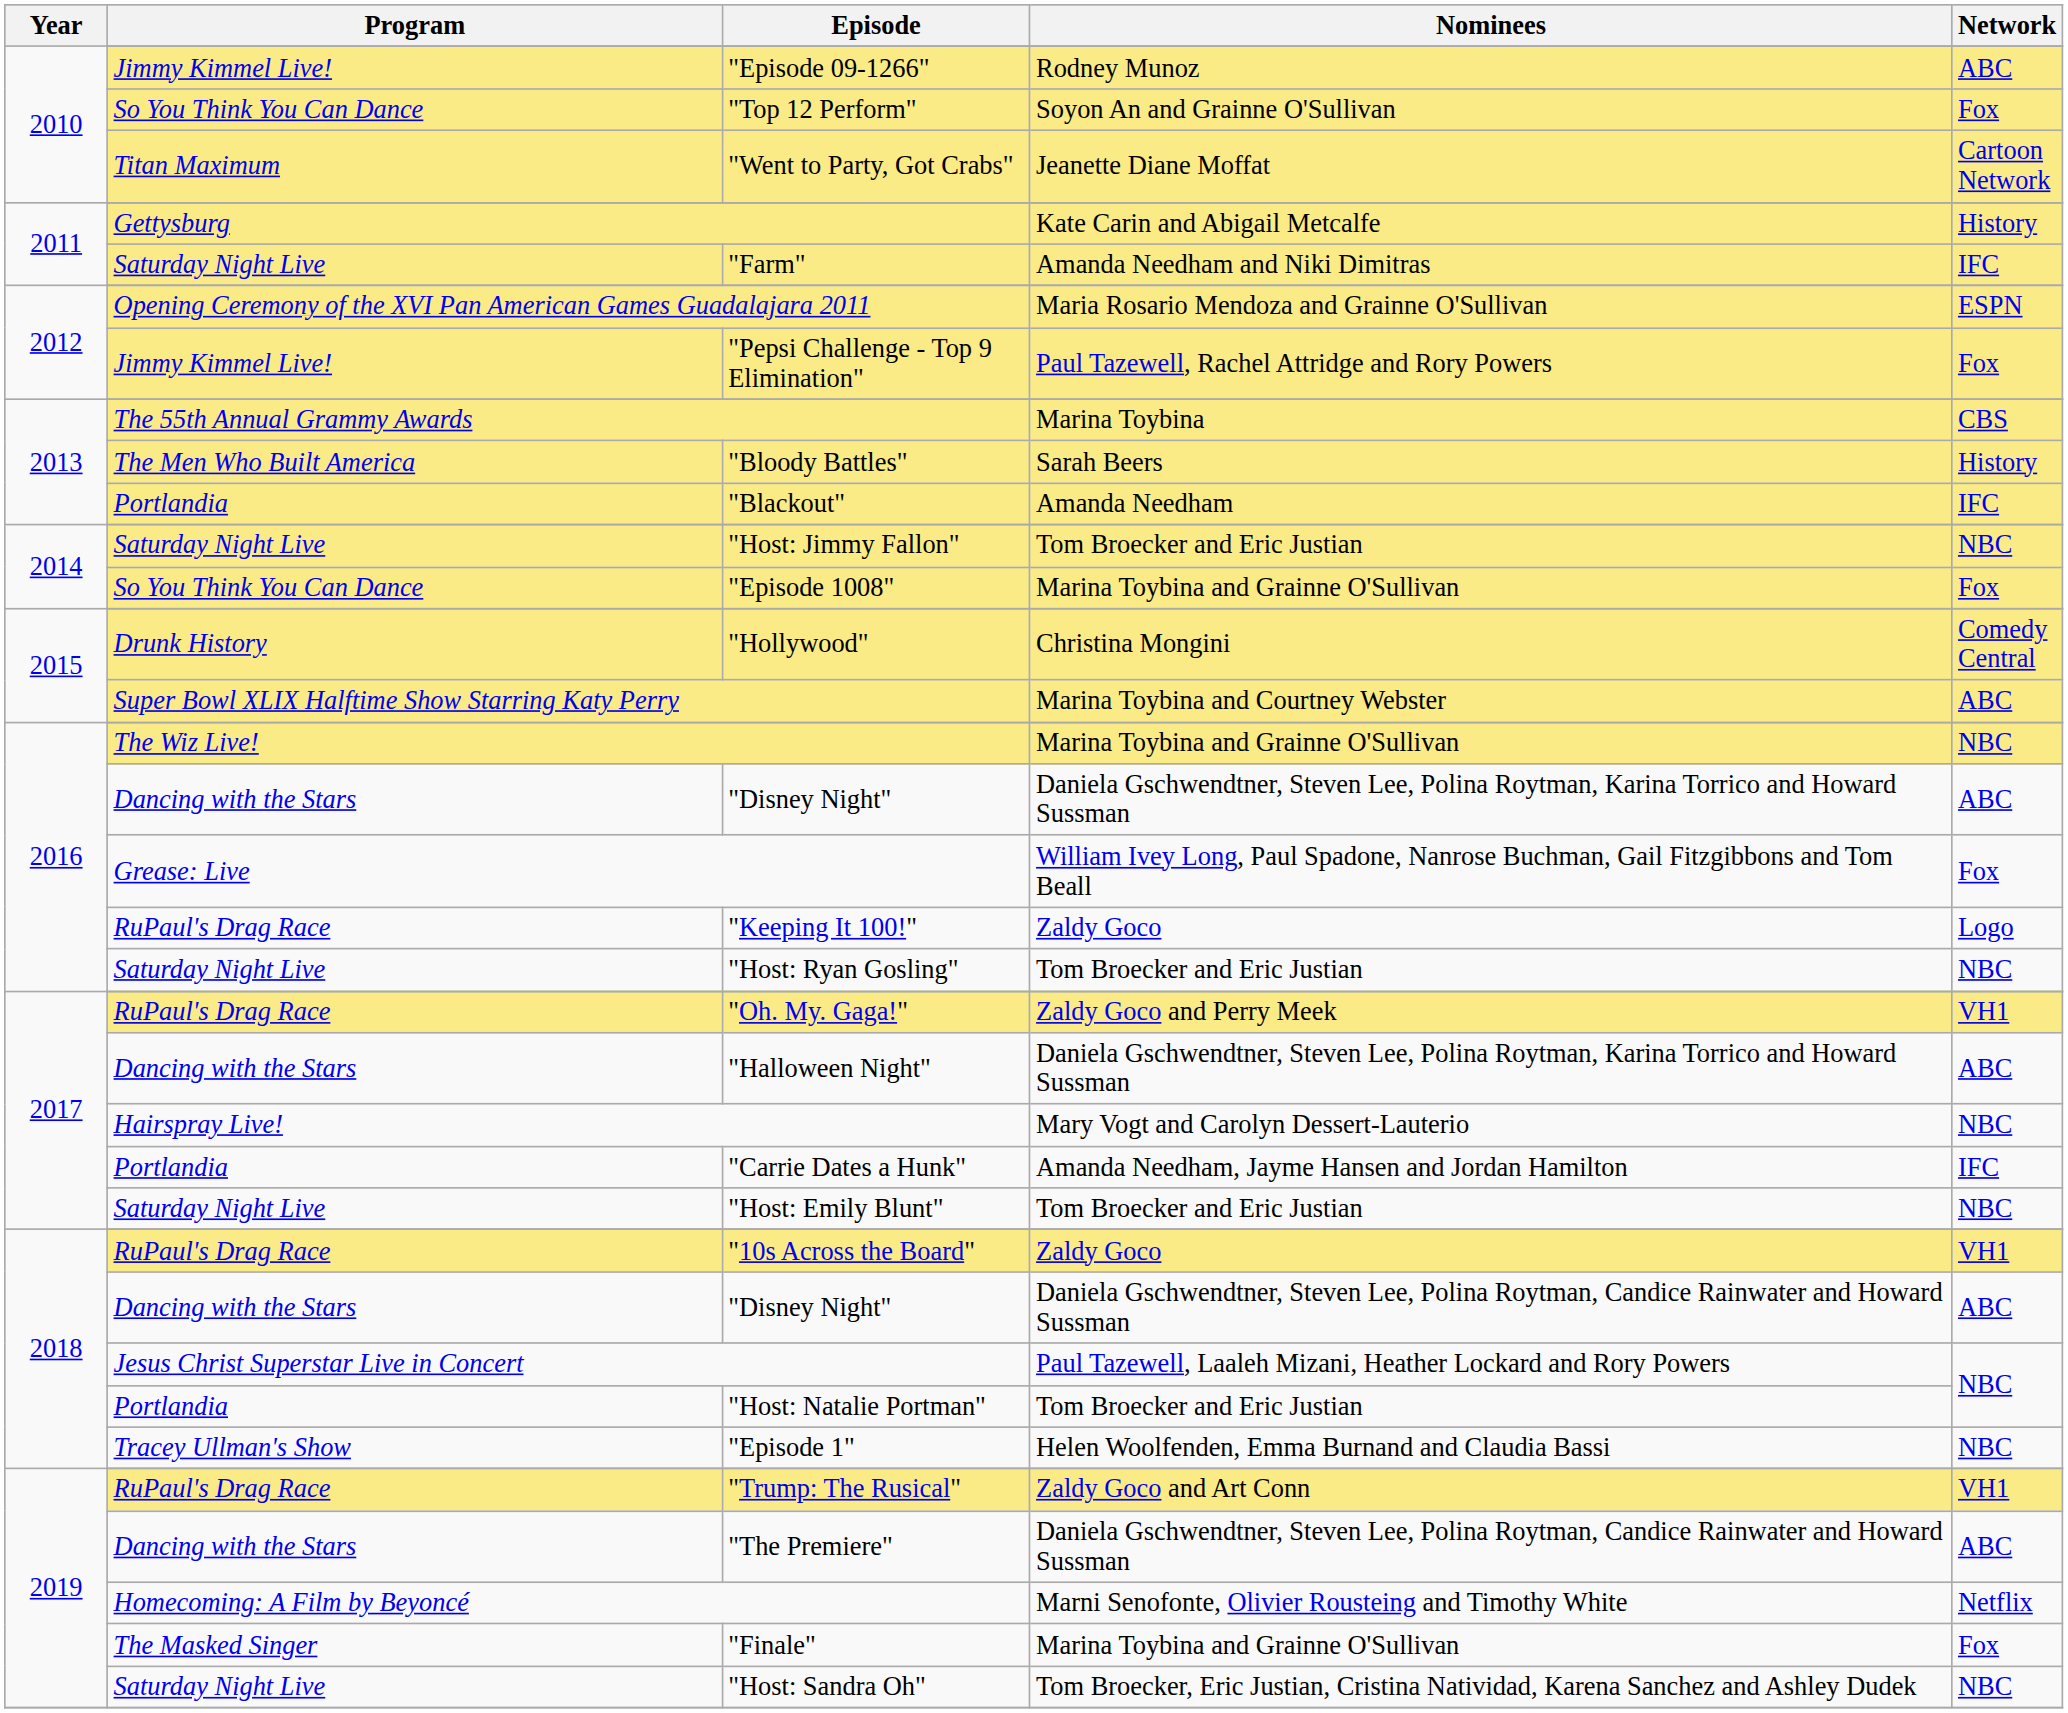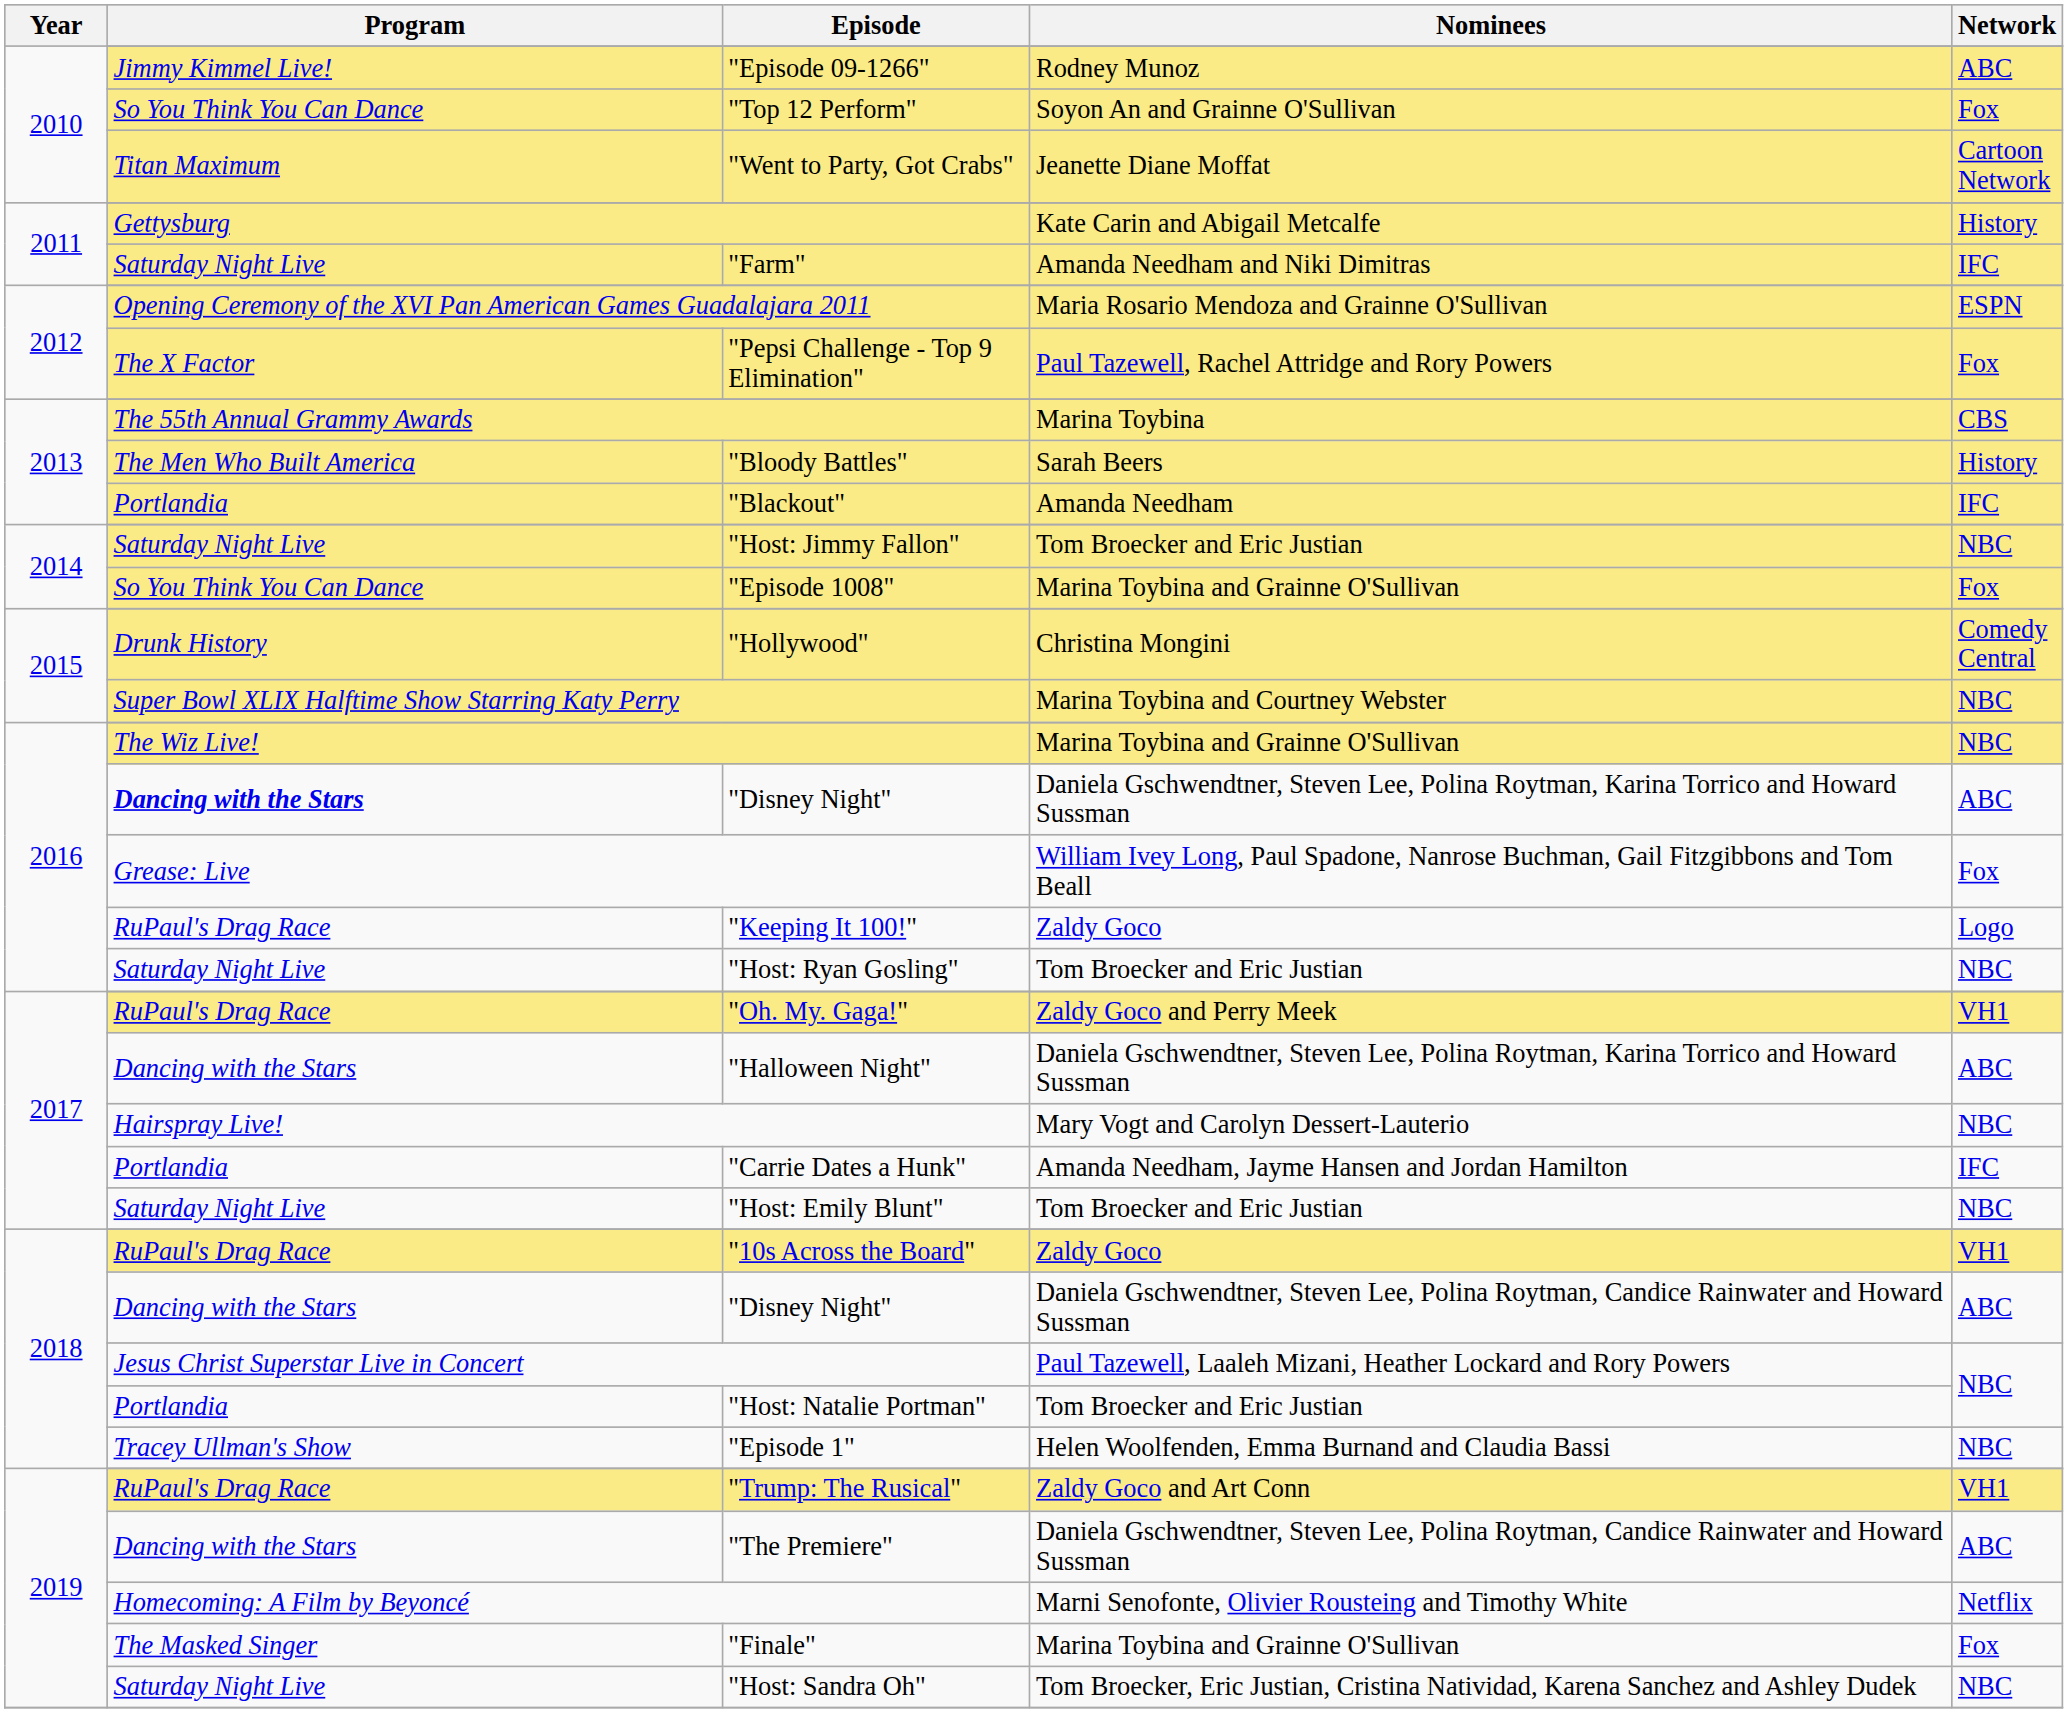(223, 363) Jimmy Kimmel Live! -> (184, 363) The X Factor
(1985, 700) ABC -> (1985, 700) NBC
(235, 799) normal -> (239, 799) bold
